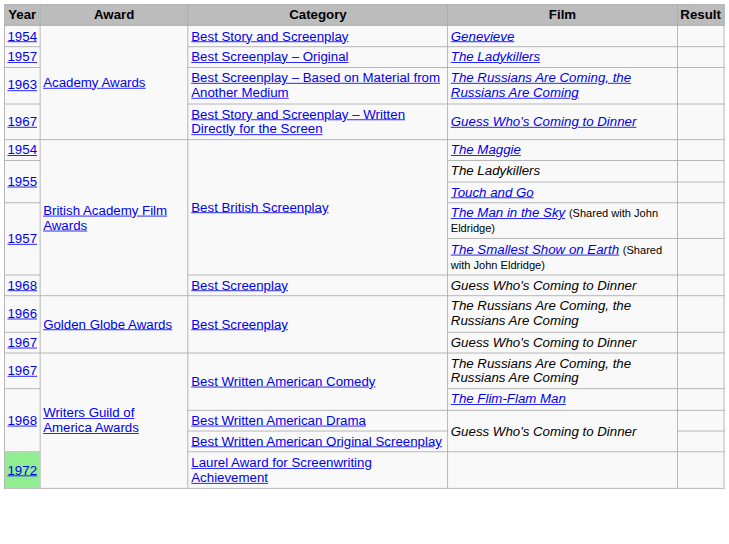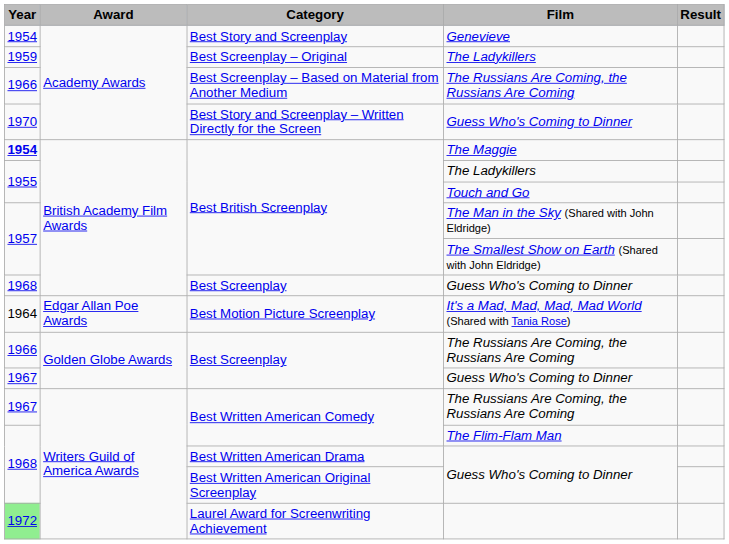(22, 57) 1957 -> (22, 57) 1959
(22, 85) 1963 -> (22, 85) 1966
(22, 121) 1967 -> (22, 121) 1970
(22, 150) normal -> (22, 150) bold
+ row: (282, 313)
